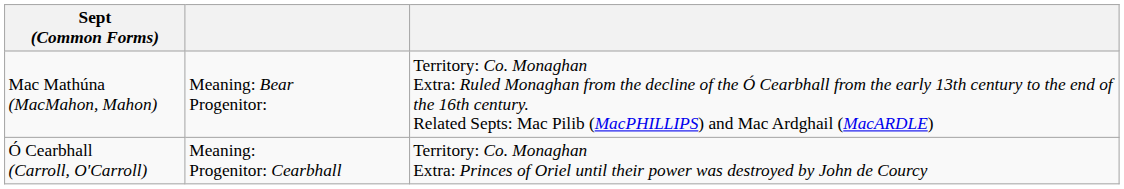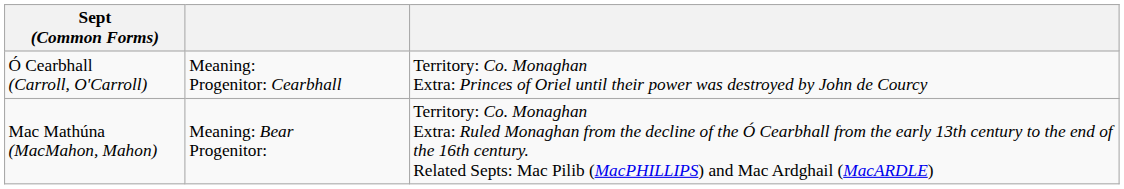rows swapped: (78, 160) <-> (83, 94)
